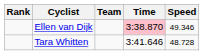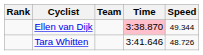(182, 27) 49.346 -> (182, 27) 49.344
(182, 43) 48.728 -> (182, 43) 48.726
